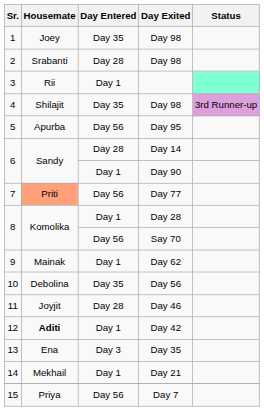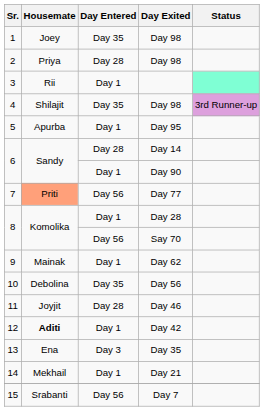(50, 60) Srabanti -> (50, 60) Priya
(108, 127) Day 56 -> (108, 127) Day 1
(50, 395) Priya -> (50, 395) Srabanti
